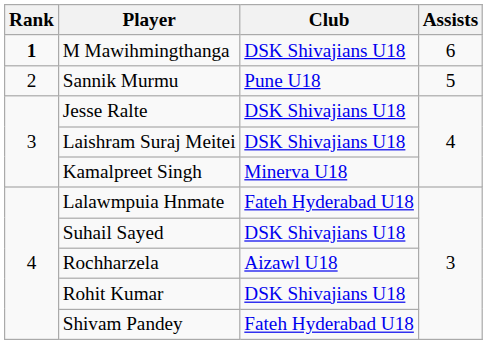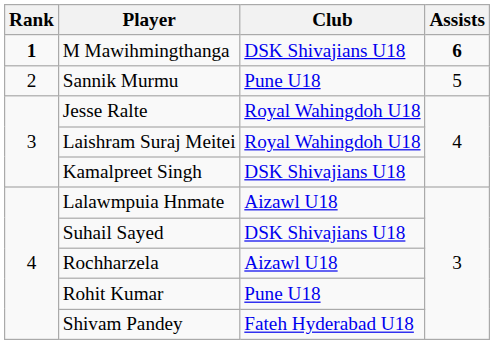(450, 50) normal -> (457, 50) bold
(325, 111) DSK Shivajians U18 -> (332, 111) Royal Wahingdoh U18
(325, 141) DSK Shivajians U18 -> (332, 141) Royal Wahingdoh U18
(296, 171) Minerva U18 -> (325, 171) DSK Shivajians U18
(329, 202) Fateh Hyderabad U18 -> (291, 202) Aizawl U18
(325, 293) DSK Shivajians U18 -> (282, 293) Pune U18
